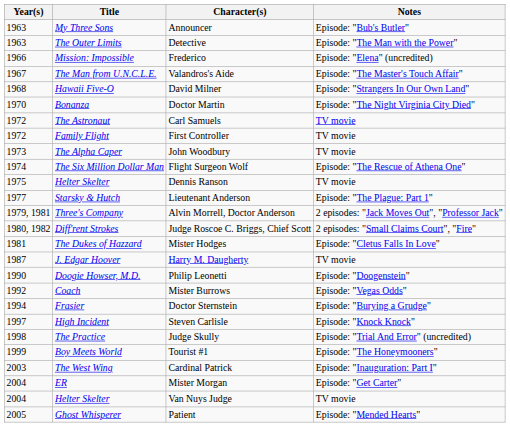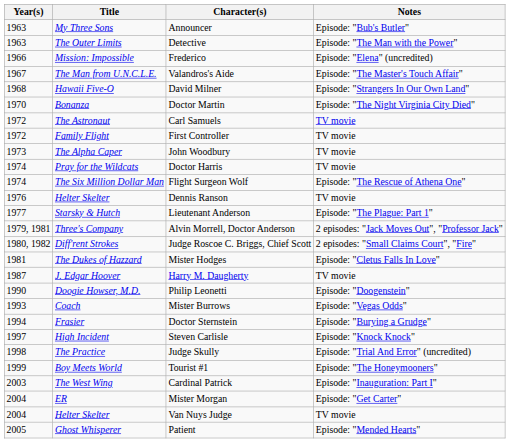+ row: (195, 167)
(16, 182) 1975 -> (16, 197) 1976
(16, 290) 1992 -> (16, 306) 1993
